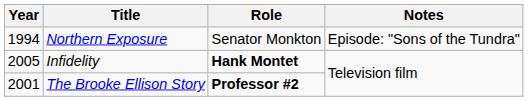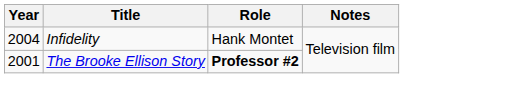- row: (107, 38)
(24, 61) 2005 -> (24, 38) 2004
(255, 61) bold -> (252, 38) normal
